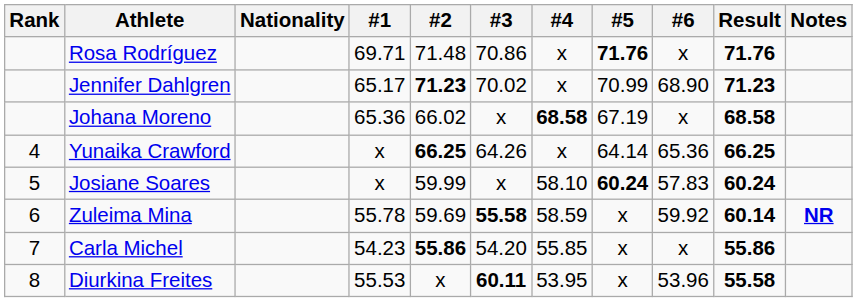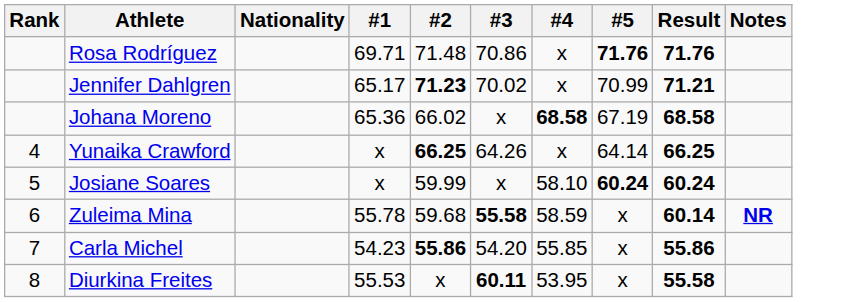- column: (683, 20)
(750, 85) 71.23 -> (689, 85) 71.21
(440, 215) 59.69 -> (440, 215) 59.68
